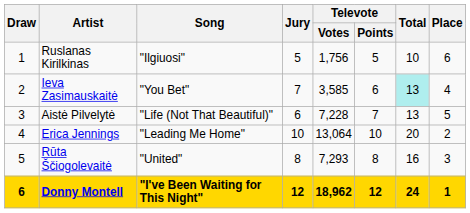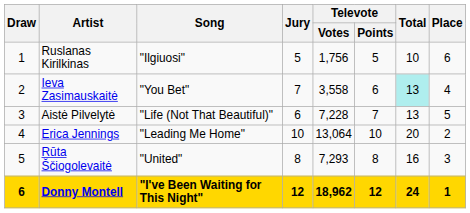(334, 90) 3,585 -> (334, 90) 3,558
